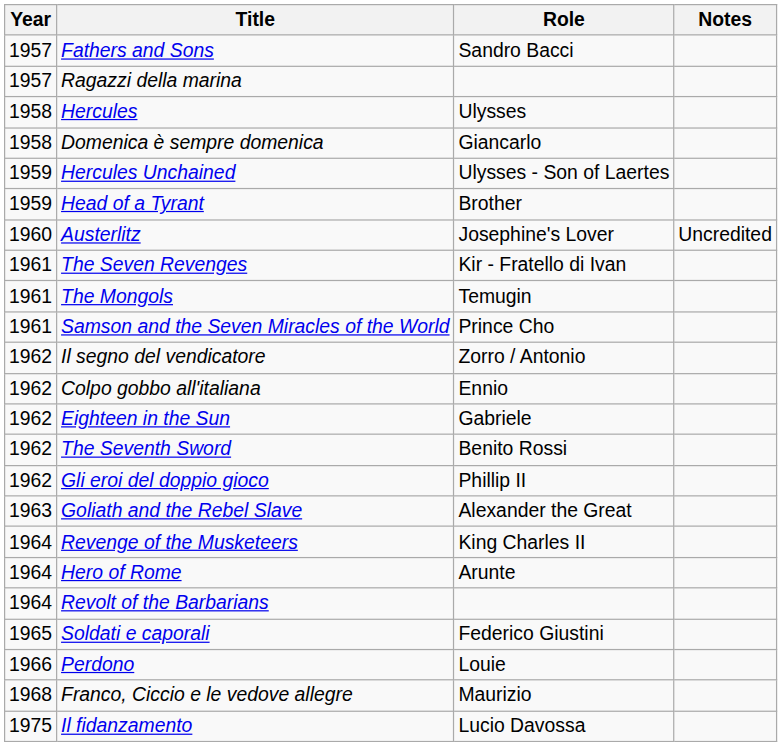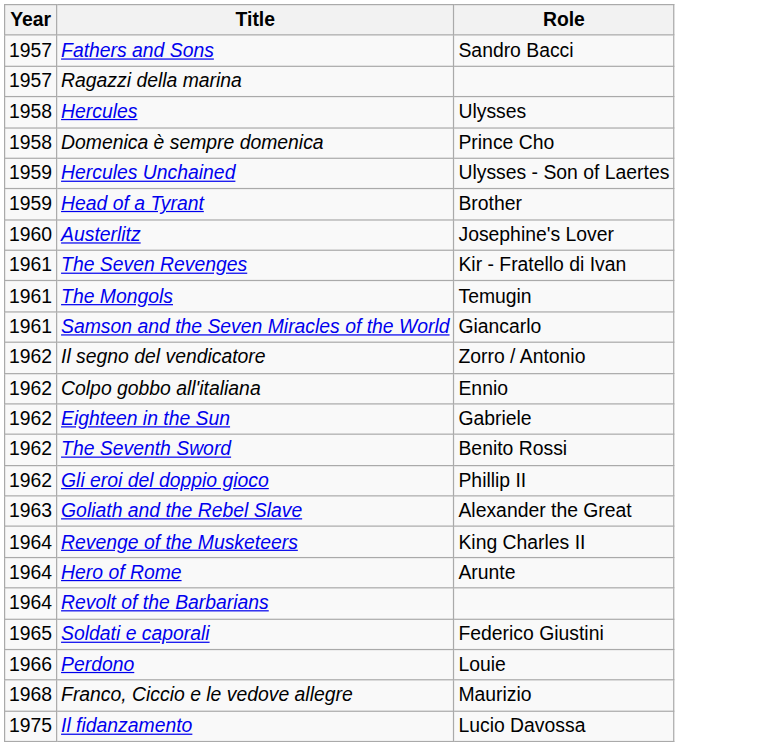- column: (725, 19)
(500, 142) Giancarlo -> (506, 142) Prince Cho
(506, 326) Prince Cho -> (500, 326) Giancarlo
